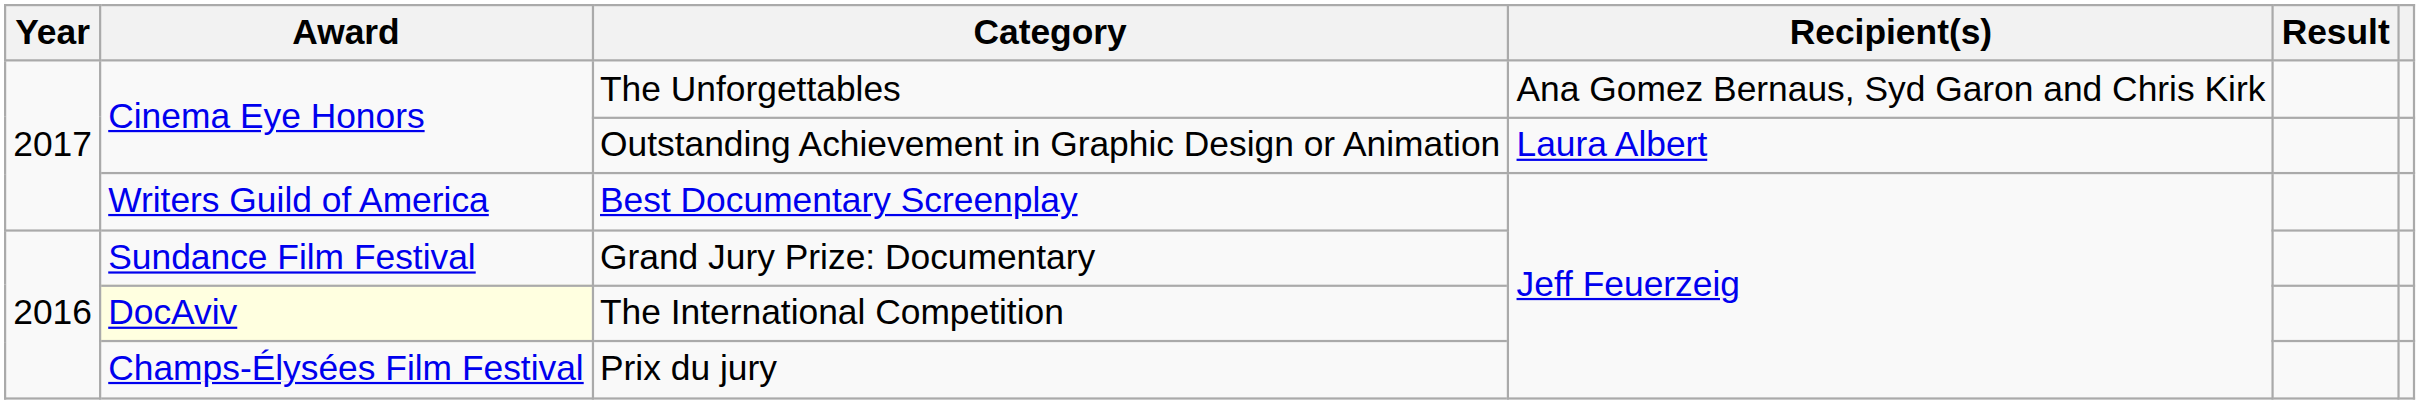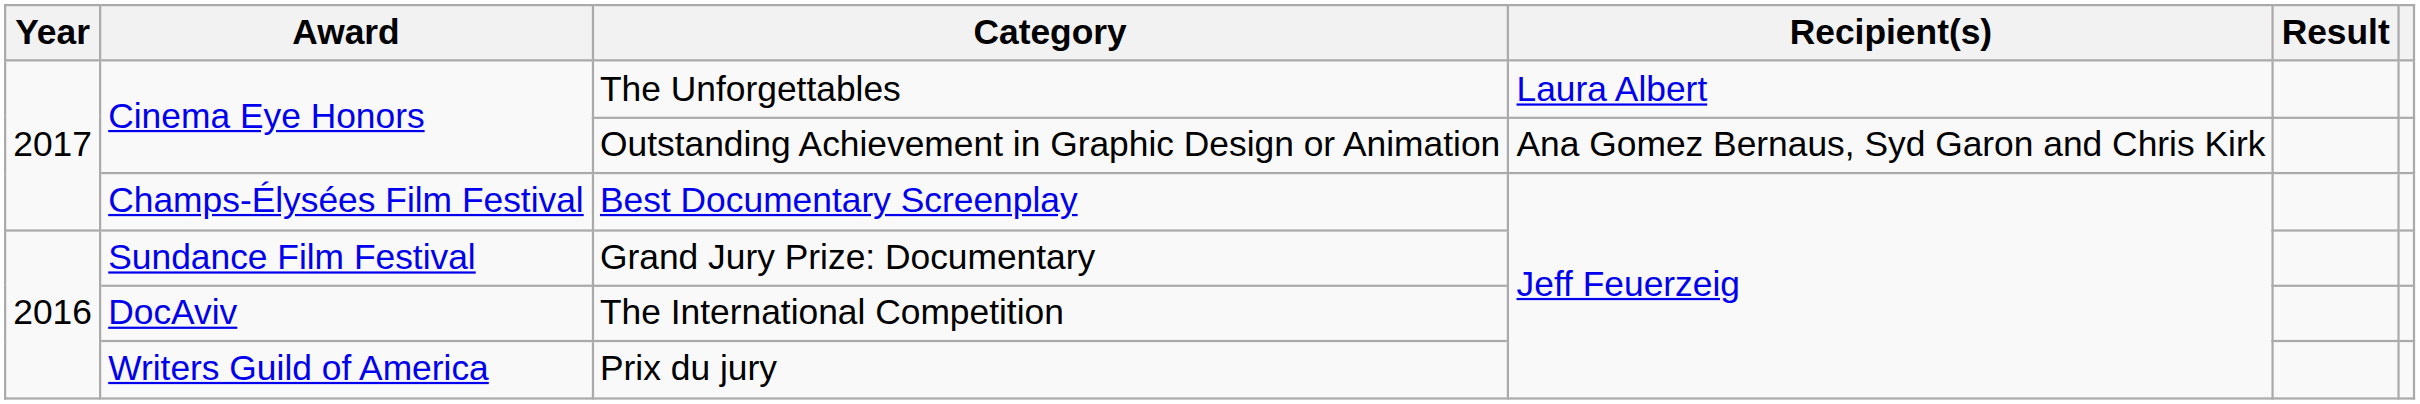(1891, 88) Ana Gomez Bernaus, Syd Garon and Chris Kirk -> (1612, 88) Laura Albert
(1612, 144) Laura Albert -> (1891, 144) Ana Gomez Bernaus, Syd Garon and Chris Kirk
(298, 200) Writers Guild of America -> (346, 200) Champs-Élysées Film Festival
(173, 312) lightyellow background -> (173, 312) no background
(346, 369) Champs-Élysées Film Festival -> (298, 369) Writers Guild of America
